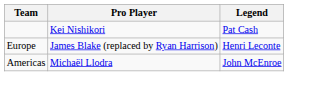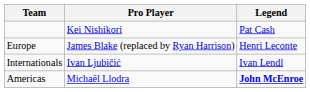+ row: (34, 63)
(252, 63) normal -> (271, 79) bold
